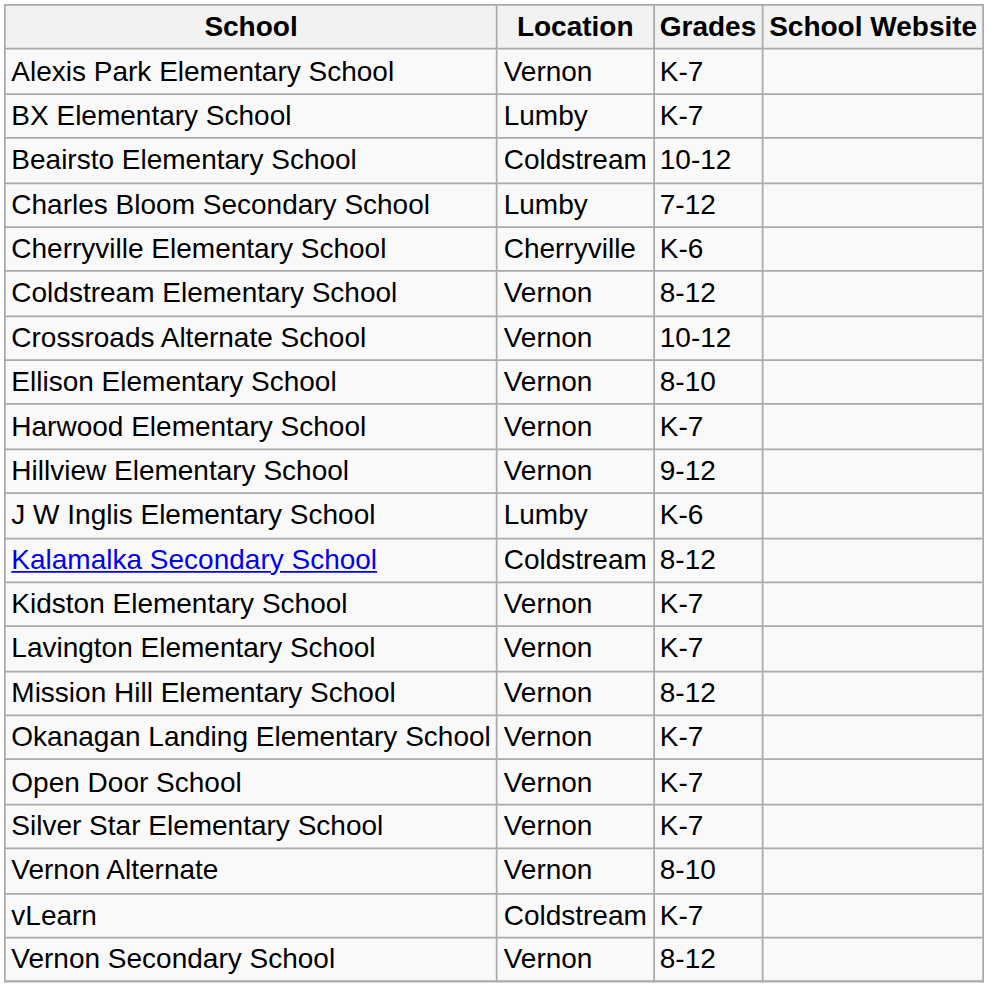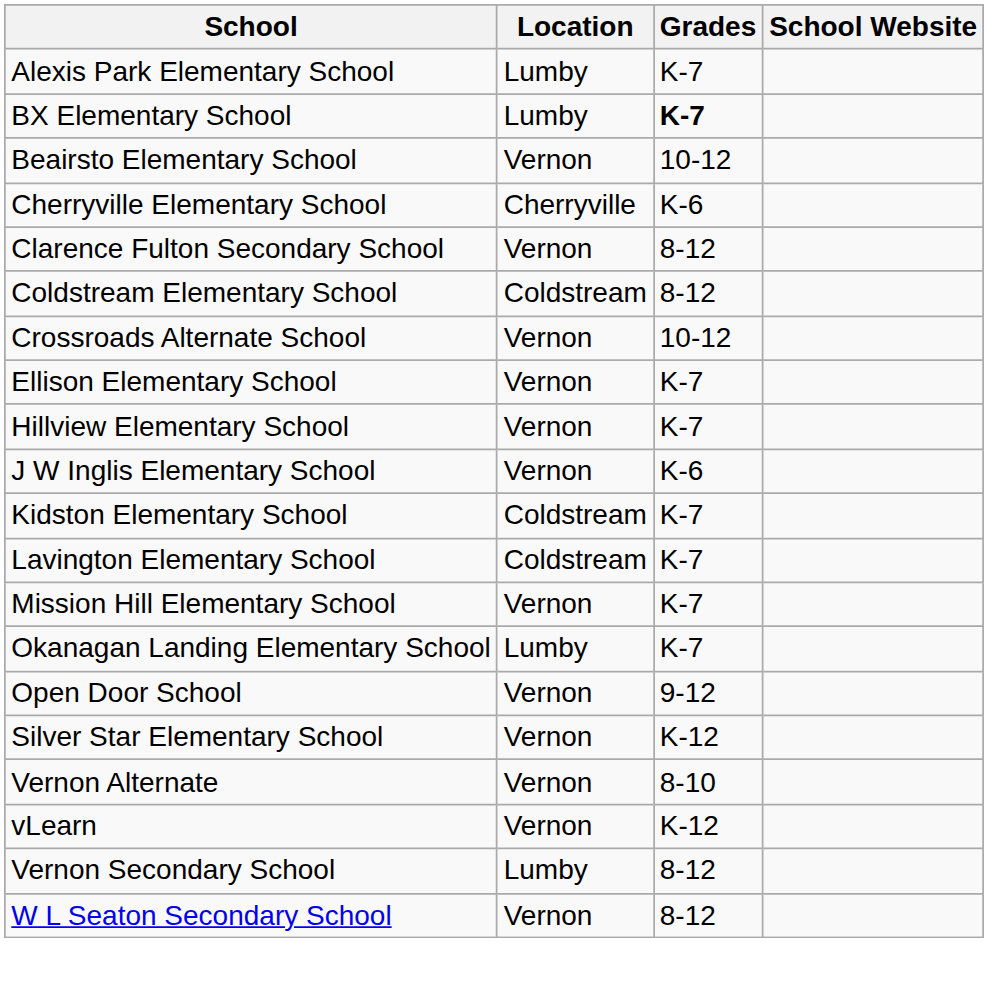(548, 71) Vernon -> (546, 71) Lumby
(682, 115) normal -> (682, 115) bold
(575, 159) Coldstream -> (548, 159) Vernon
- row: (221, 204)
+ row: (228, 248)
(548, 293) Vernon -> (575, 293) Coldstream
(688, 381) 8-10 -> (682, 381) K-7
- row: (189, 426)
(688, 470) 9-12 -> (682, 426) K-7
(546, 515) Lumby -> (548, 470) Vernon
- row: (194, 559)
(548, 603) Vernon -> (575, 515) Coldstream
(548, 648) Vernon -> (575, 559) Coldstream
(688, 692) 8-12 -> (682, 603) K-7
(548, 737) Vernon -> (546, 648) Lumby
(682, 781) K-7 -> (688, 692) 9-12
(682, 826) K-7 -> (689, 737) K-12
(575, 914) Coldstream -> (548, 826) Vernon
(682, 914) K-7 -> (689, 826) K-12
(548, 959) Vernon -> (546, 870) Lumby
+ row: (201, 914)
